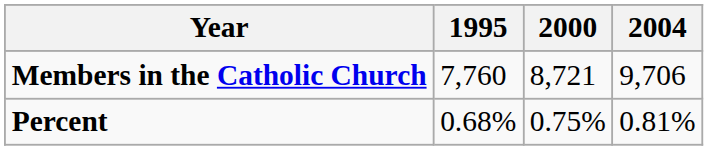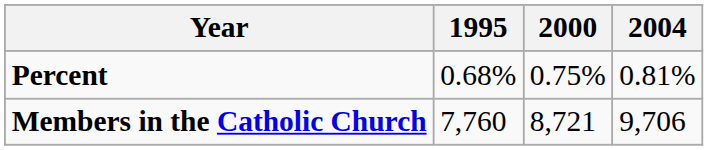rows swapped: (219, 74) <-> (60, 121)
